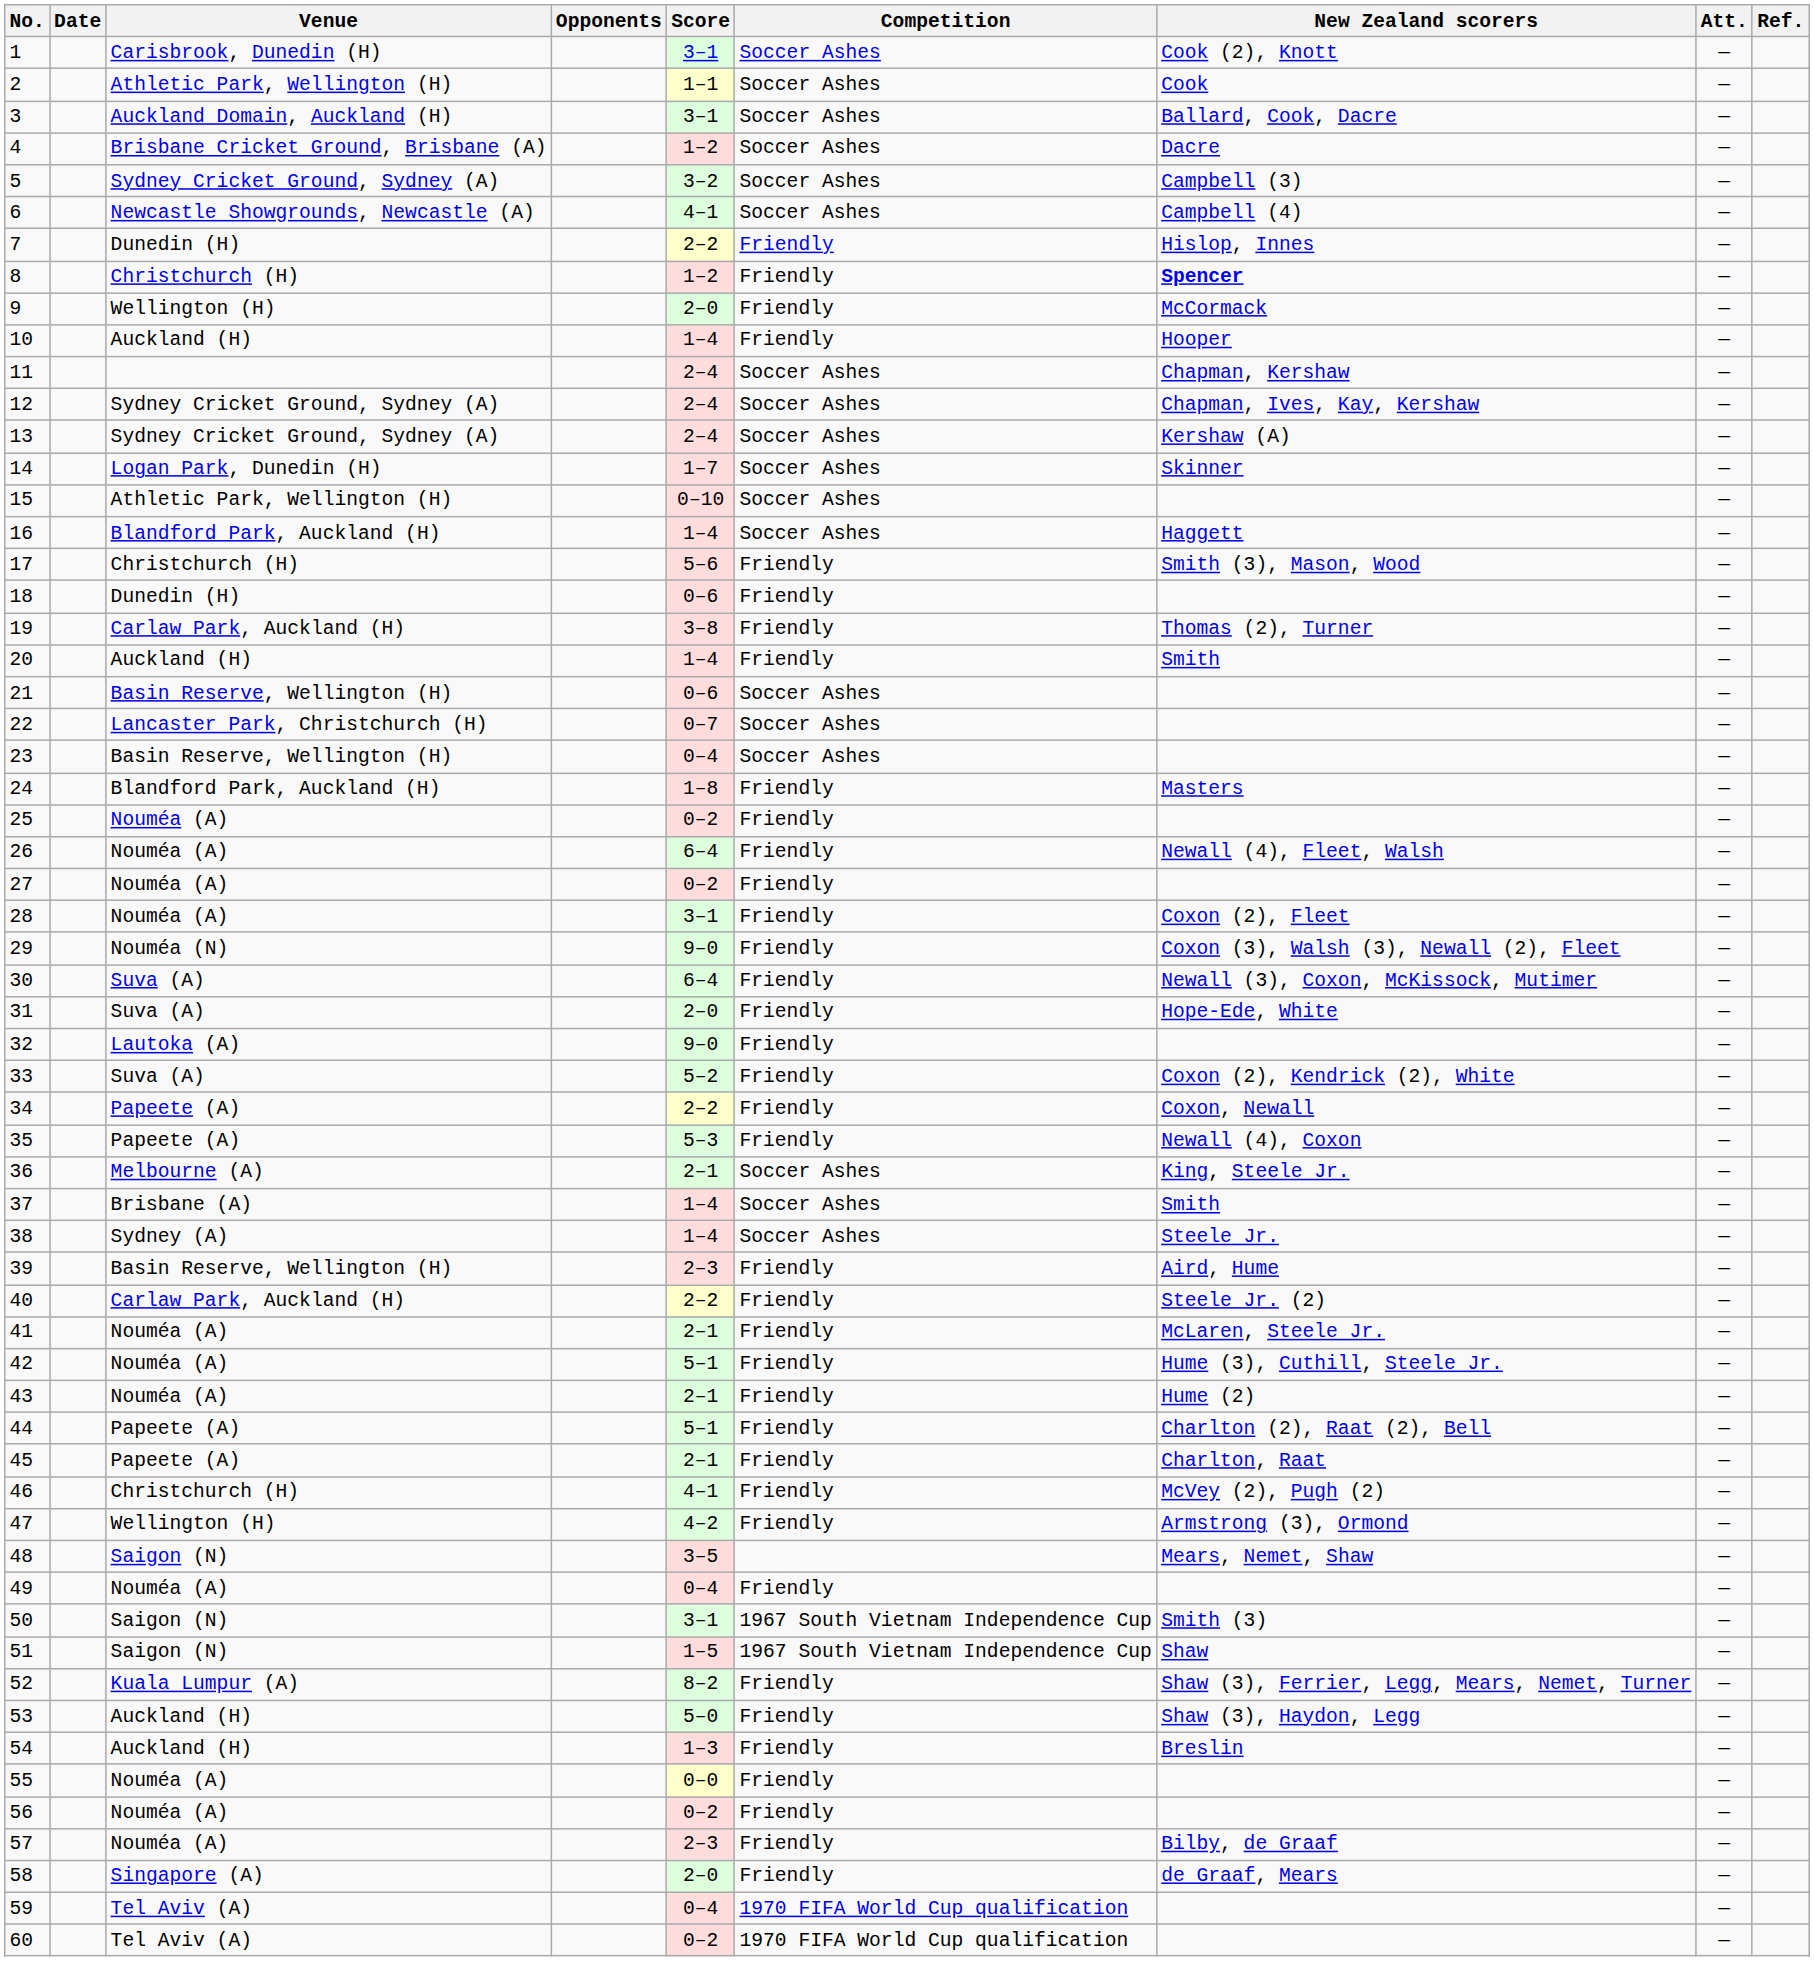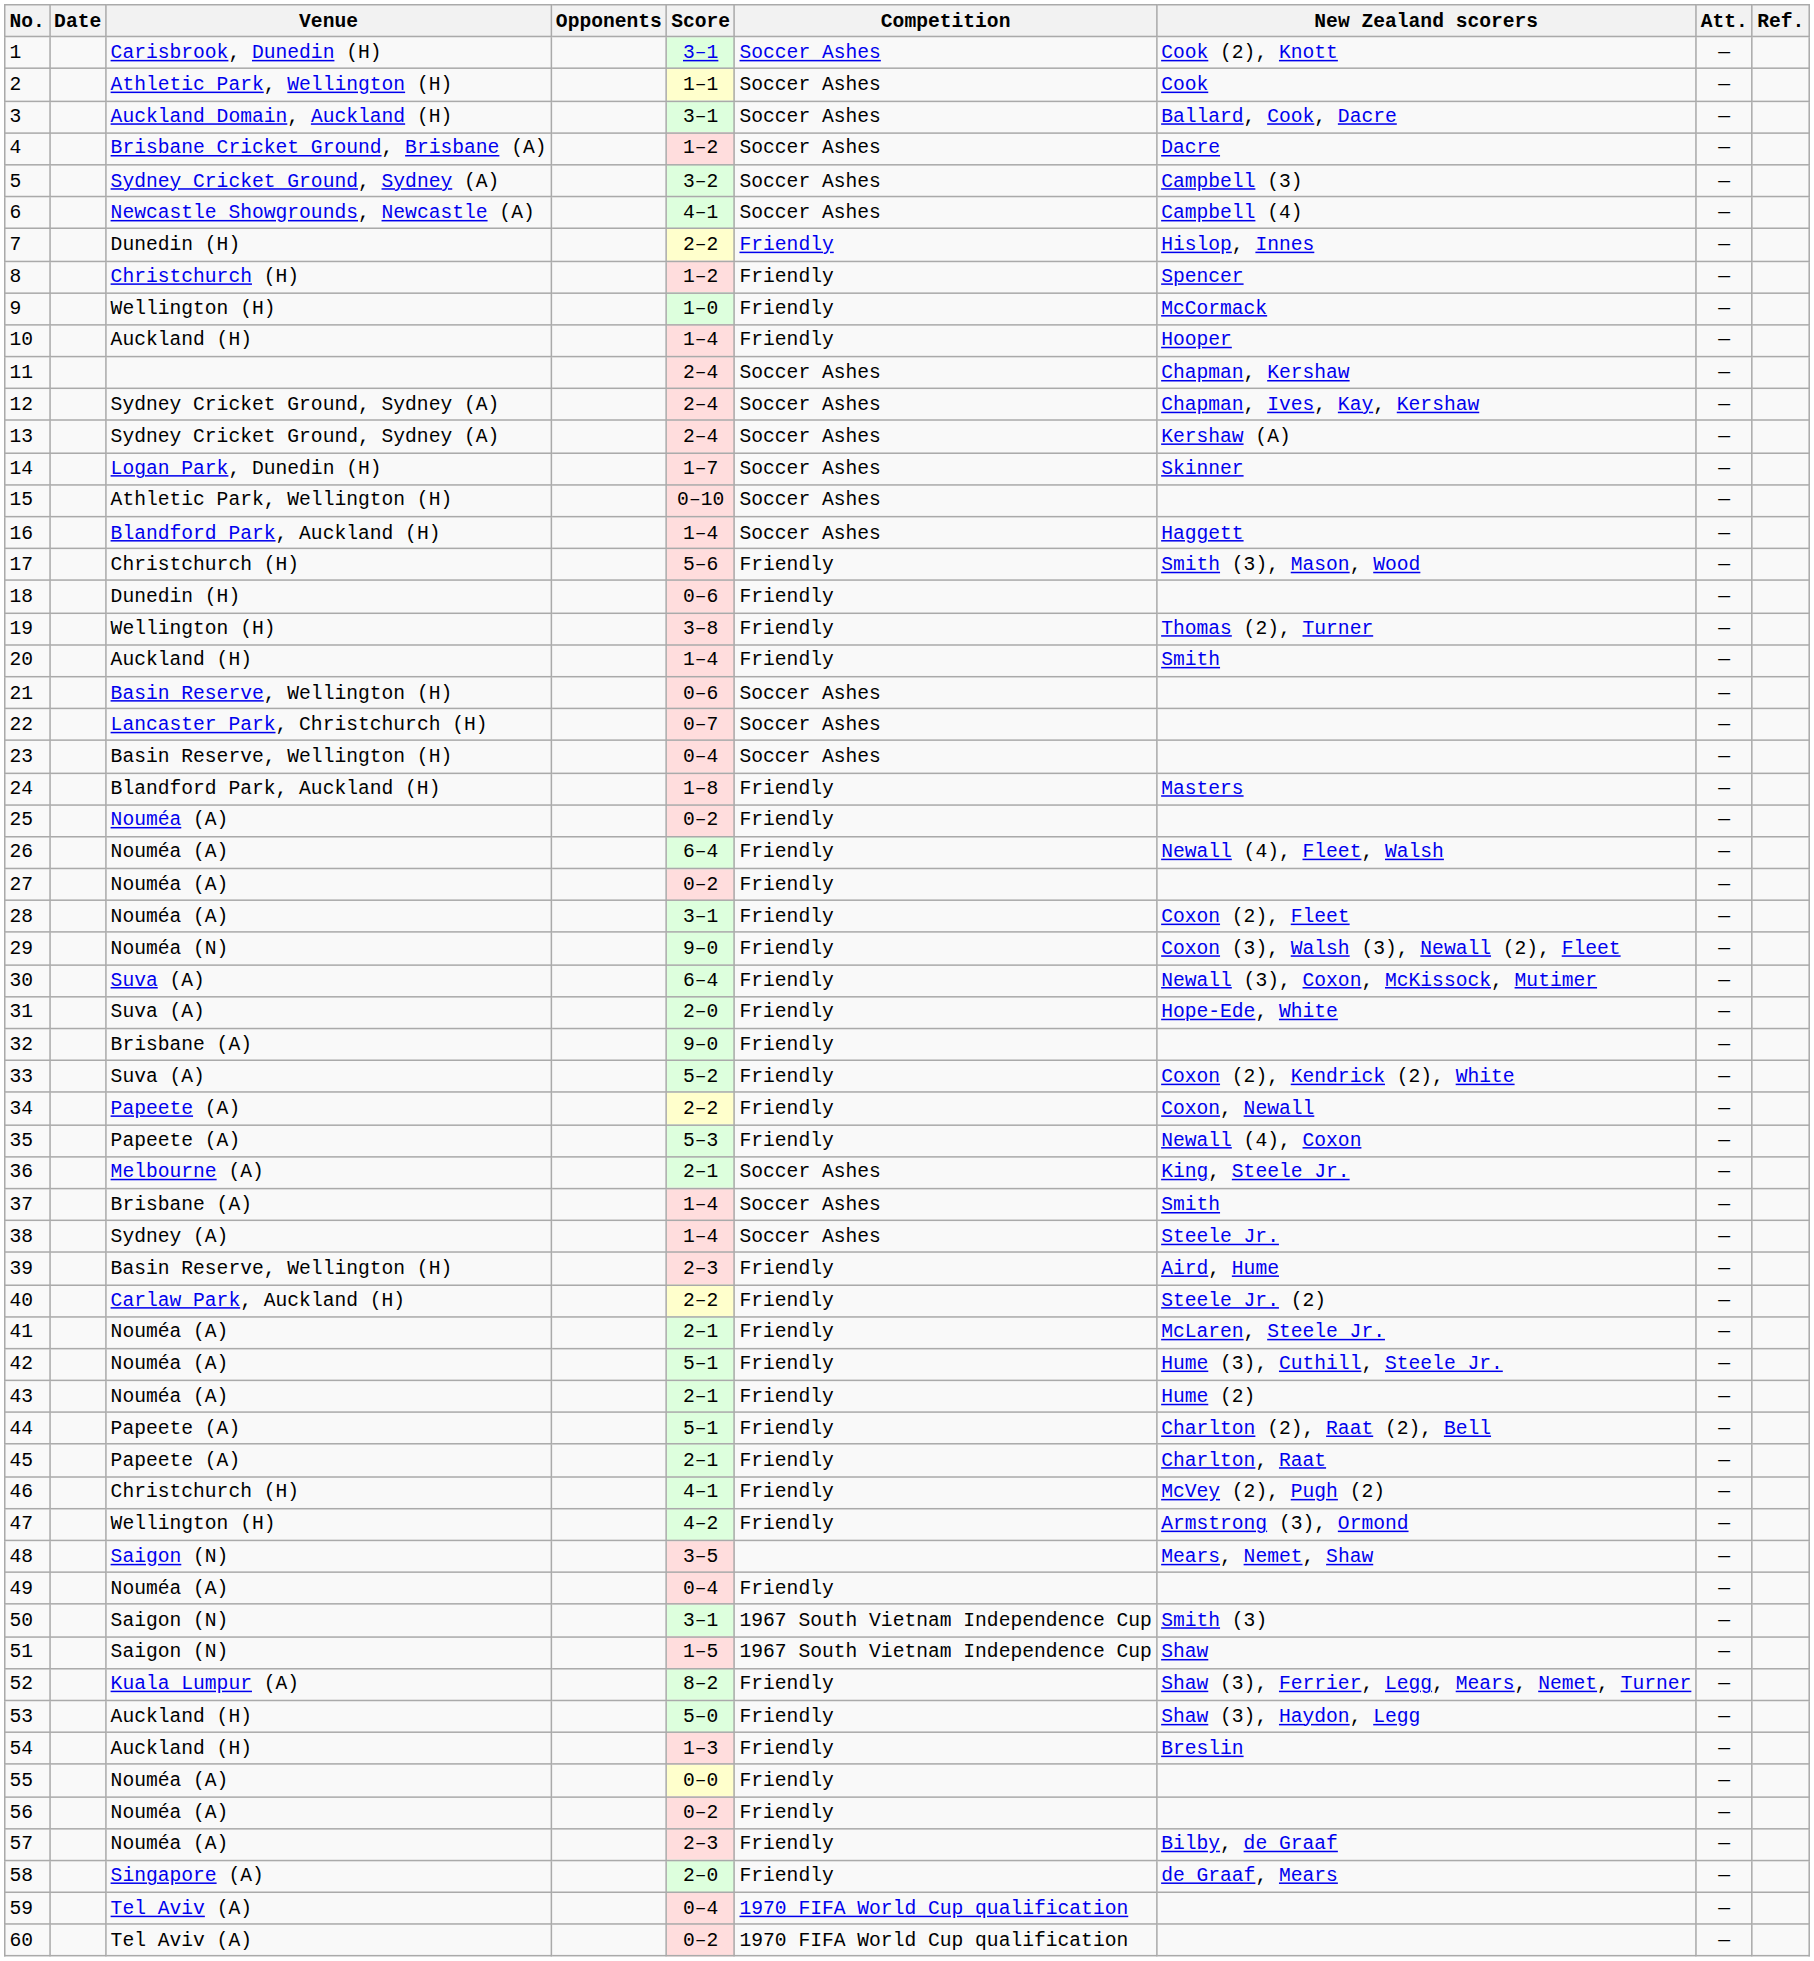(1202, 277) bold -> (1202, 277) normal
(701, 309) 2–0 -> (701, 309) 1–0
(258, 629) Carlaw Park, Auckland (H) -> (193, 629) Wellington (H)
(175, 1045) Lautoka (A) -> (181, 1045) Brisbane (A)
